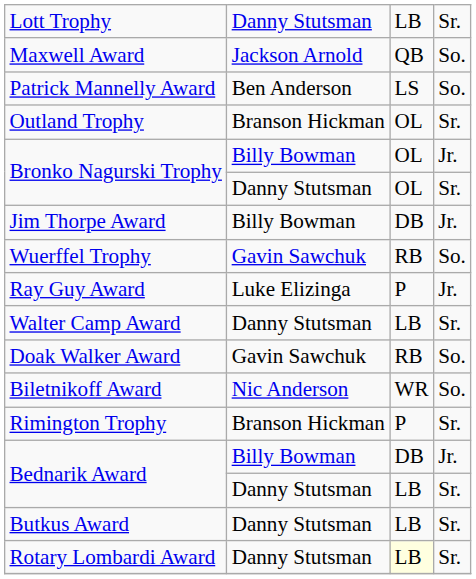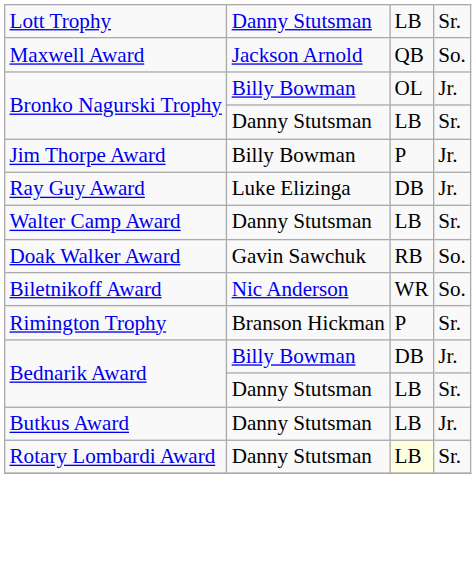- row: (112, 88)
- row: (77, 121)
(409, 188) OL -> (408, 121) LB
(409, 222) DB -> (400, 155) P
- row: (80, 255)
(400, 289) P -> (409, 188) DB
(450, 523) Sr. -> (448, 423) Jr.
